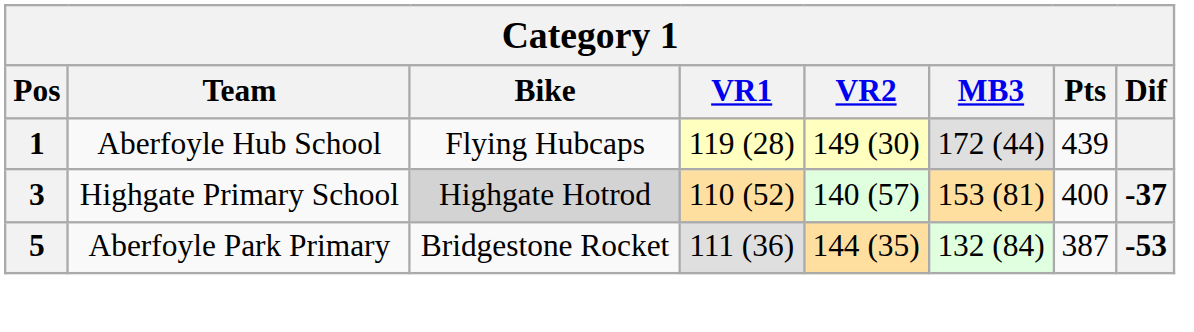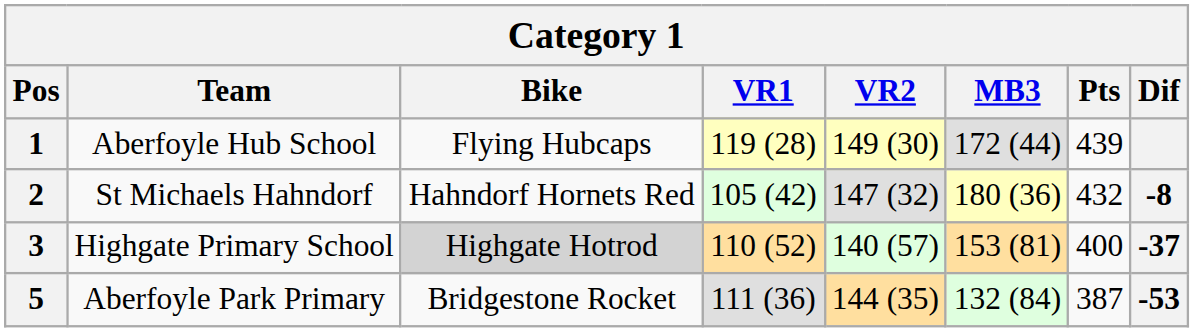+ row: (36, 194)
